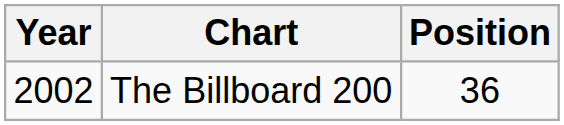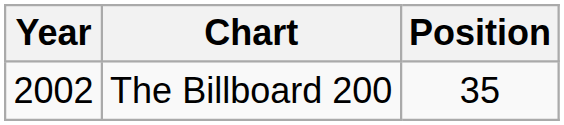(480, 90) 36 -> (480, 90) 35
